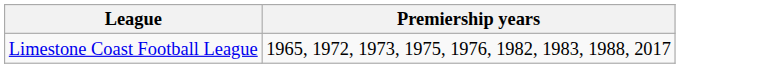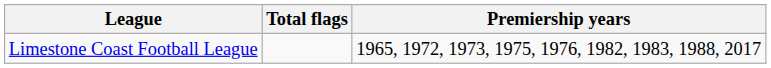+ column: (307, 19)
